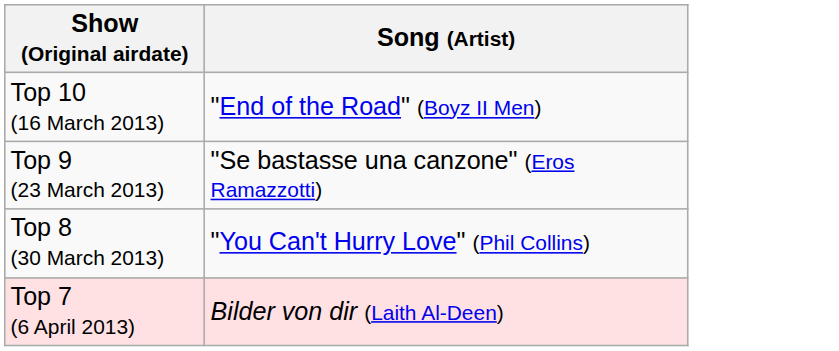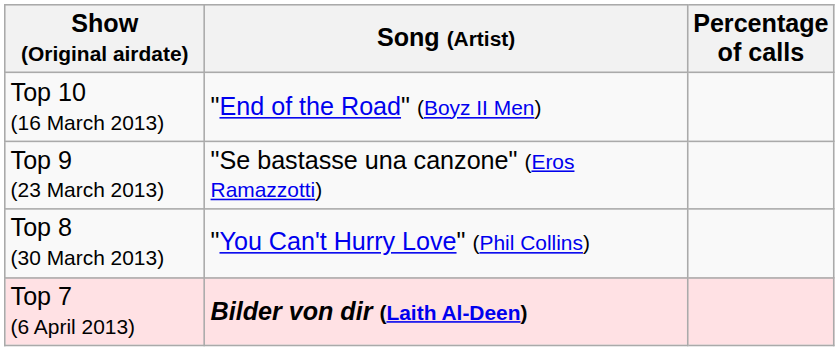+ column: (761, 38)
(357, 310) normal -> (369, 310) bold
